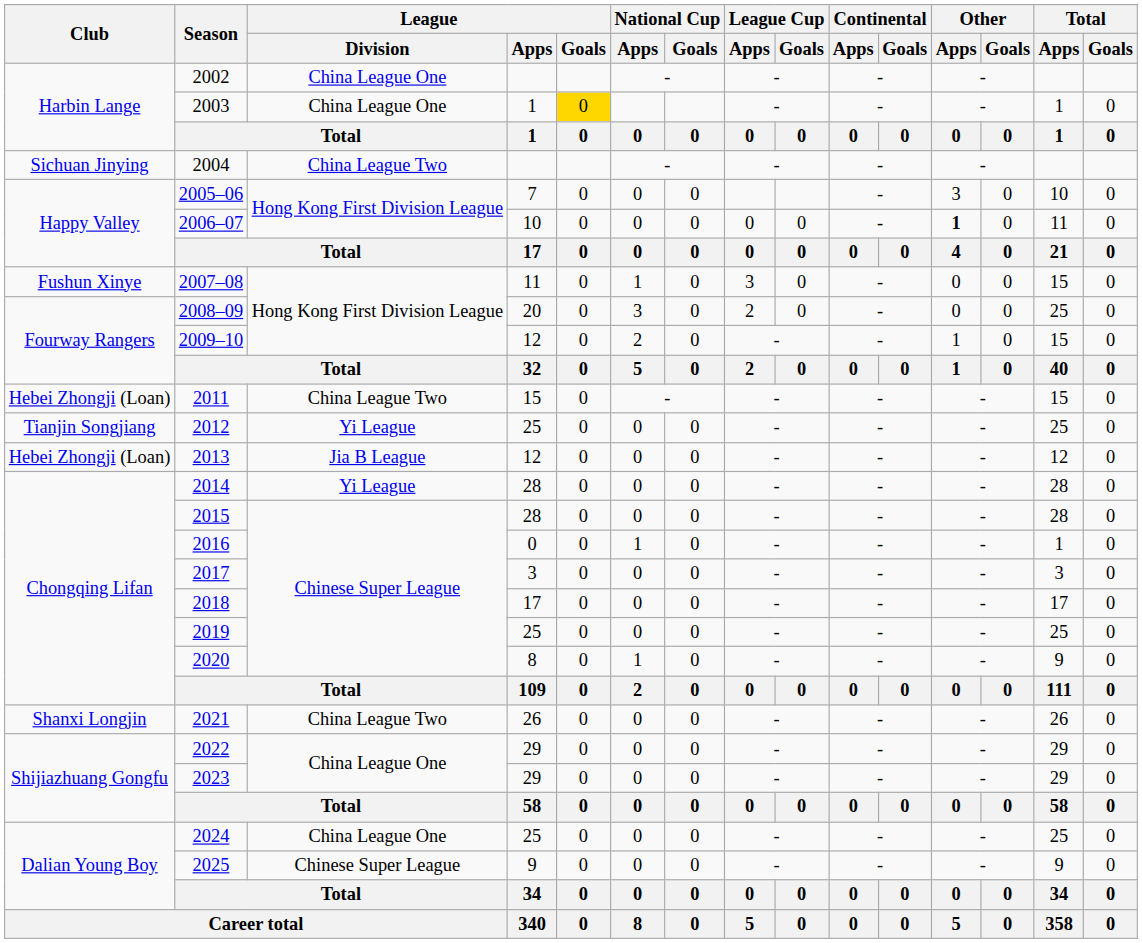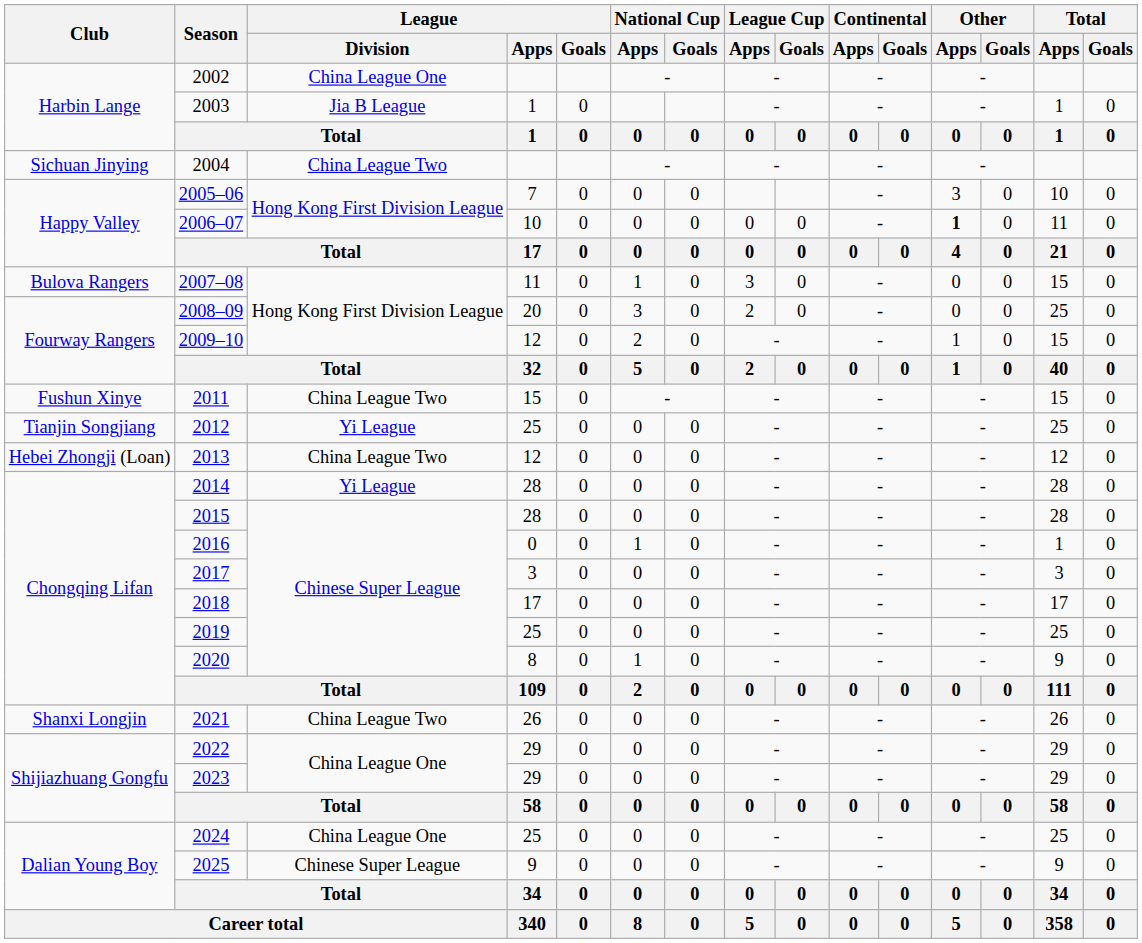(377, 106) China League One -> (377, 106) Jia B League
(583, 106) gold background -> (583, 106) no background
(90, 281) Fushun Xinye -> (90, 281) Bulova Rangers
(90, 398) Hebei Zhongji (Loan) -> (90, 398) Fushun Xinye
(377, 456) Jia B League -> (377, 456) China League Two
